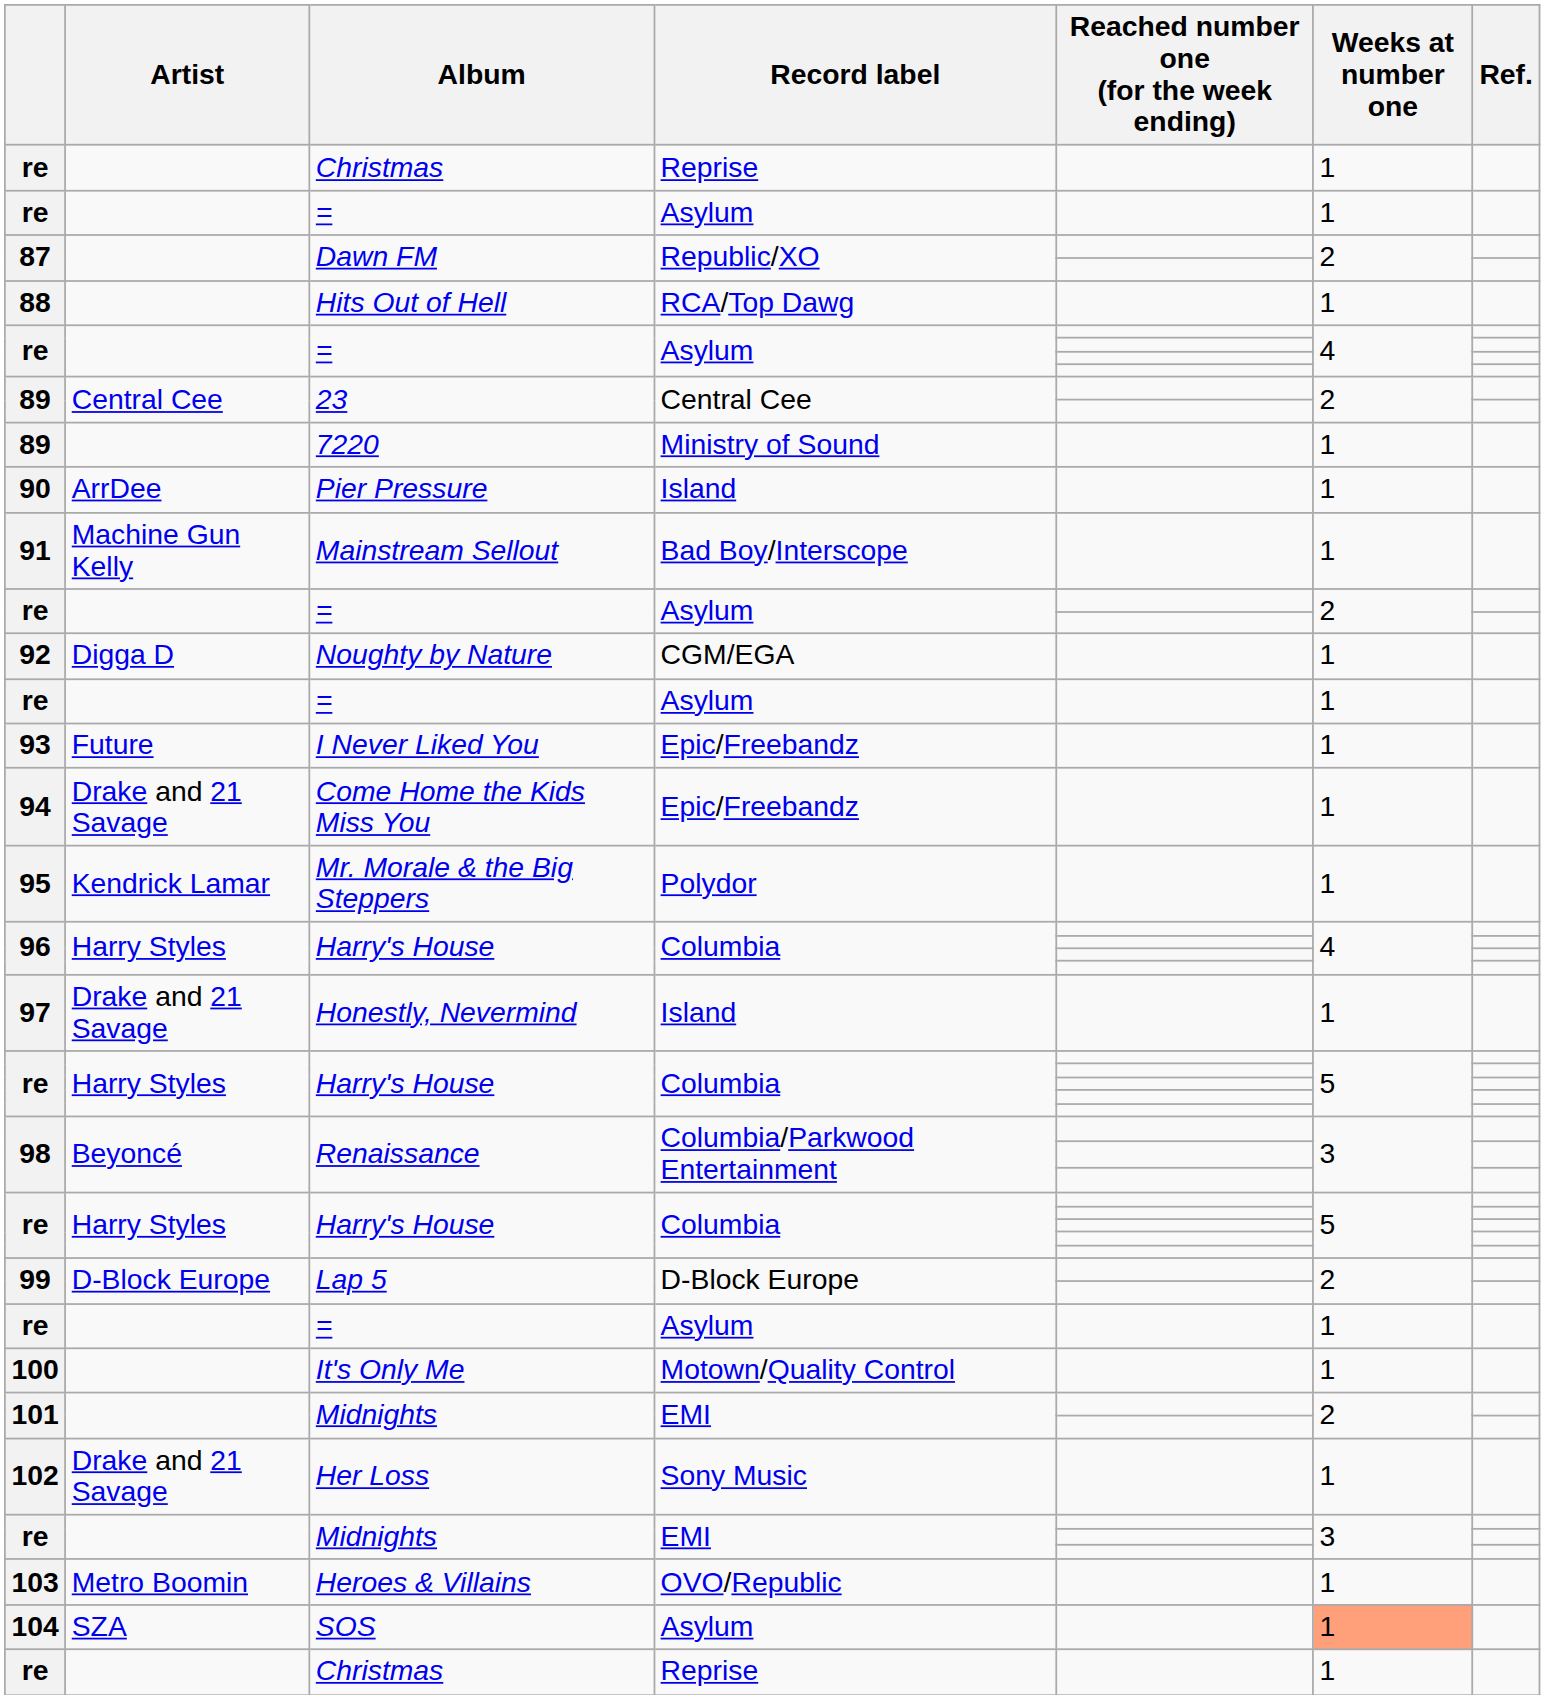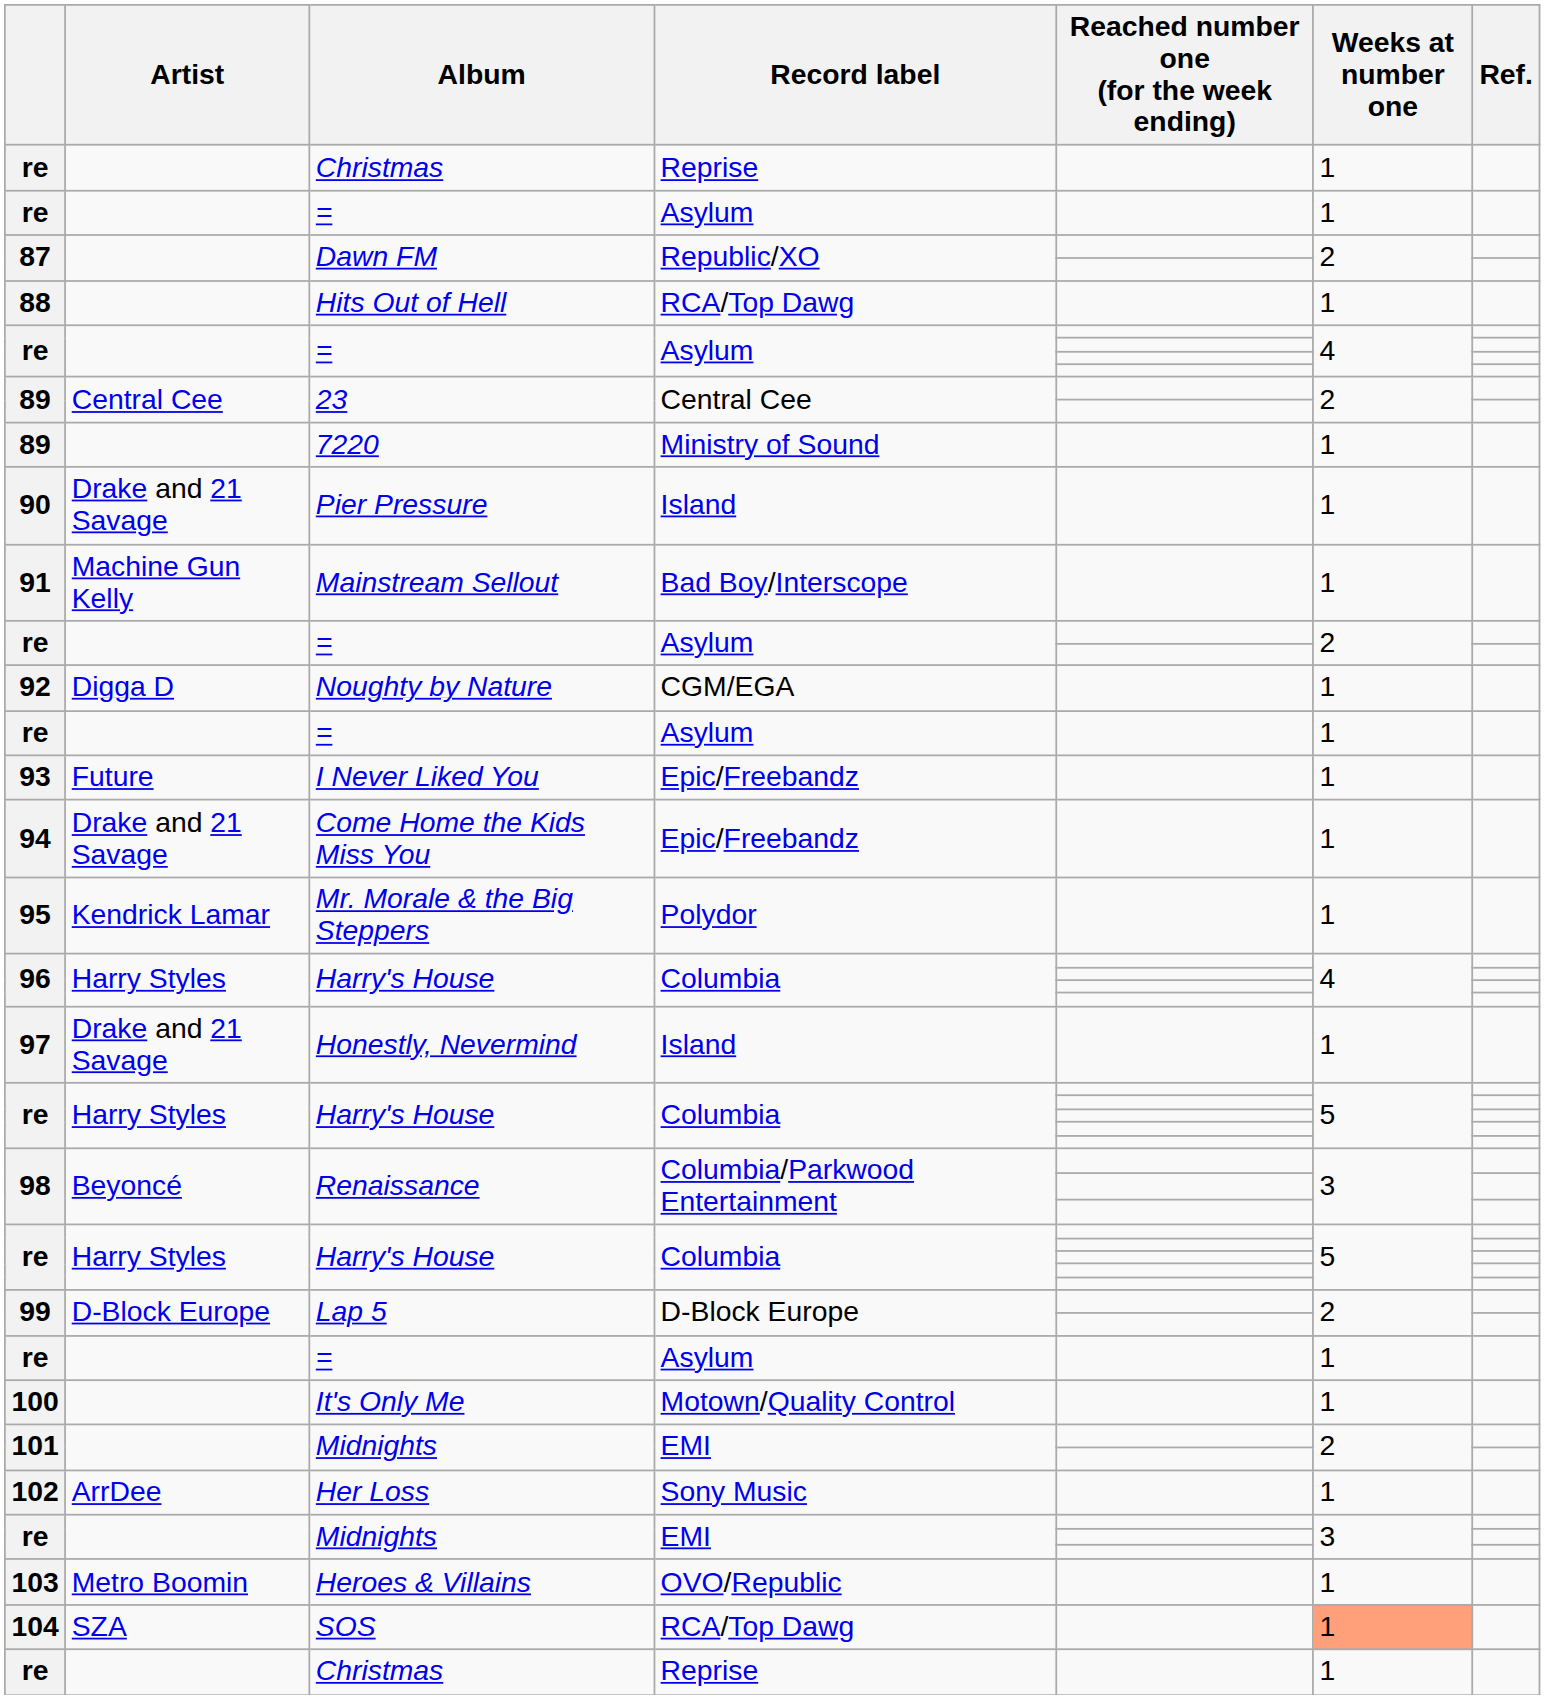(117, 489) ArrDee -> (157, 505) Drake and 21 Savage
(157, 1475) Drake and 21 Savage -> (117, 1491) ArrDee
(707, 1626) Asylum -> (757, 1626) RCA/Top Dawg
